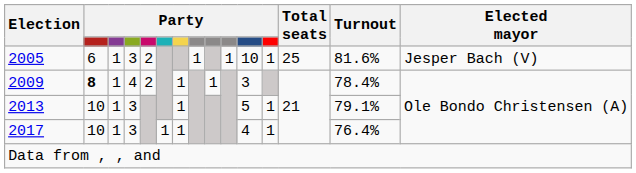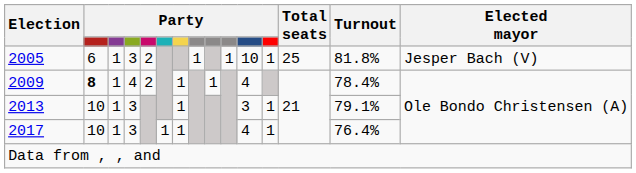(356, 58) 81.6% -> (356, 58) 81.8%
(245, 83) 3 -> (245, 83) 4
(245, 107) 5 -> (245, 107) 3
